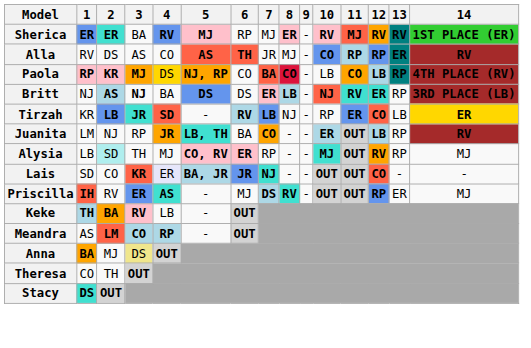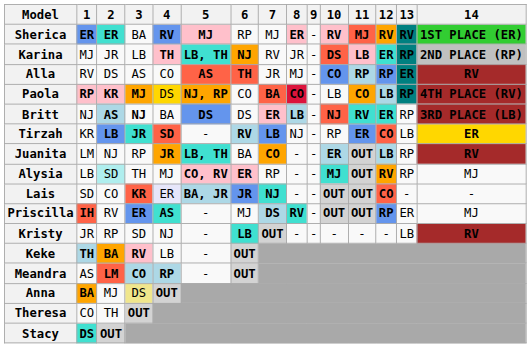+ row: (40, 54)
+ row: (40, 234)
